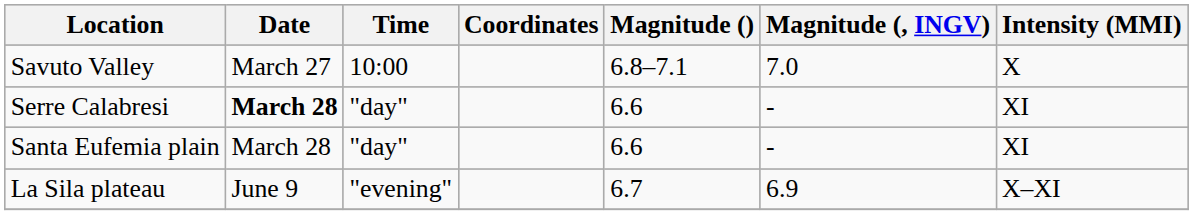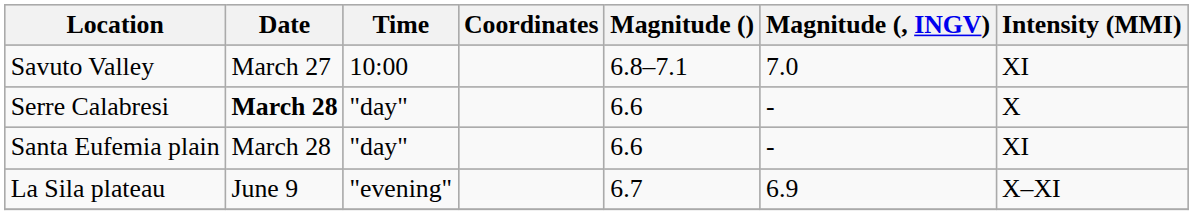(1011, 65) X -> (1015, 65) XI
(1015, 106) XI -> (1011, 106) X
